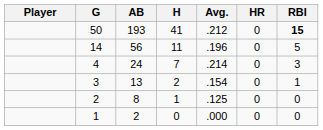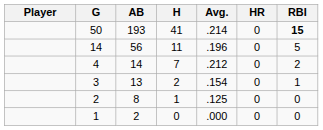(217, 30) .212 -> (217, 30) .214
(136, 64) 24 -> (136, 64) 14
(217, 64) .214 -> (217, 64) .212
(297, 64) 3 -> (297, 64) 2
